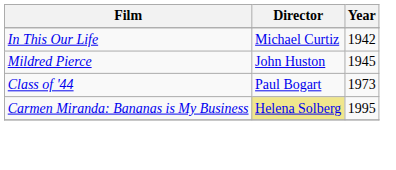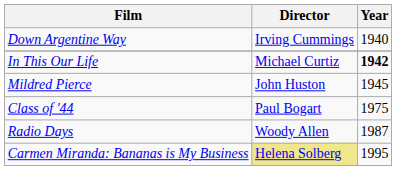+ row: (67, 39)
(362, 39) normal -> (374, 62) bold
(362, 85) 1973 -> (374, 108) 1975
+ row: (41, 131)
